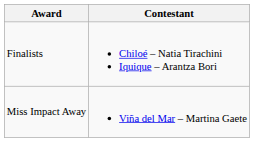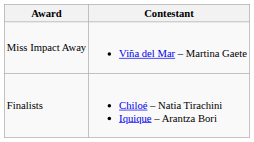rows swapped: (46, 111) <-> (25, 54)
